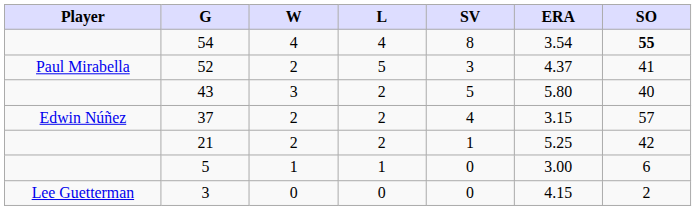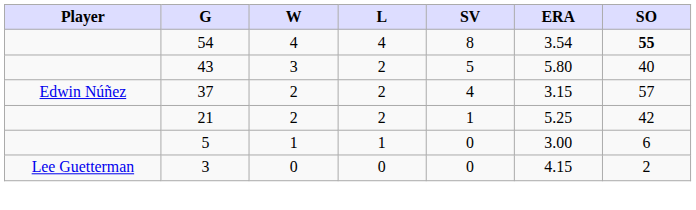- row: (205, 67)
